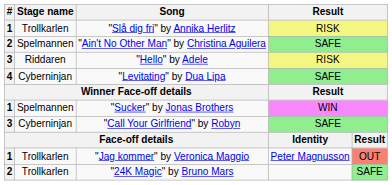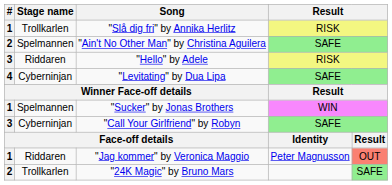(45, 156) Trollkarlen -> (45, 156) Riddaren
